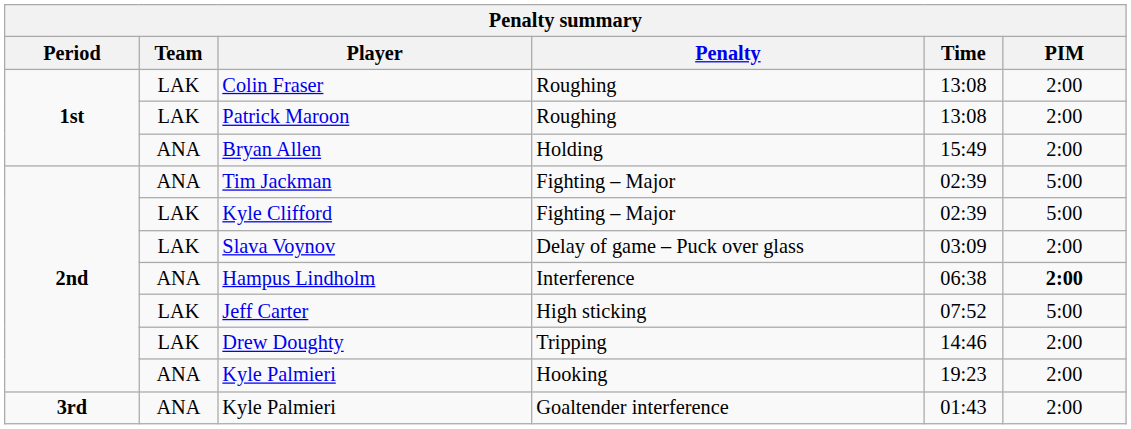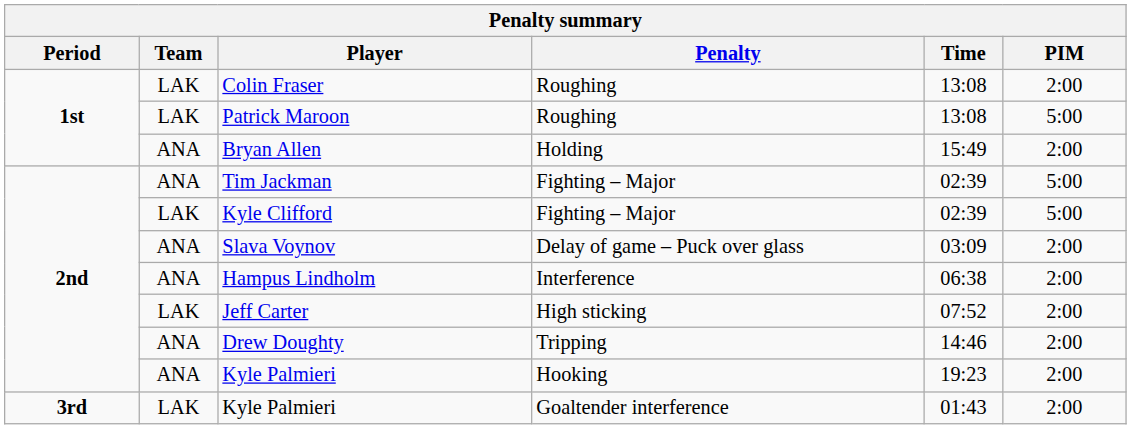(1064, 117) 2:00 -> (1064, 117) 5:00
(178, 246) LAK -> (178, 246) ANA
(1064, 278) bold -> (1064, 278) normal
(1064, 310) 5:00 -> (1064, 310) 2:00
(178, 342) LAK -> (178, 342) ANA
(178, 407) ANA -> (178, 407) LAK
